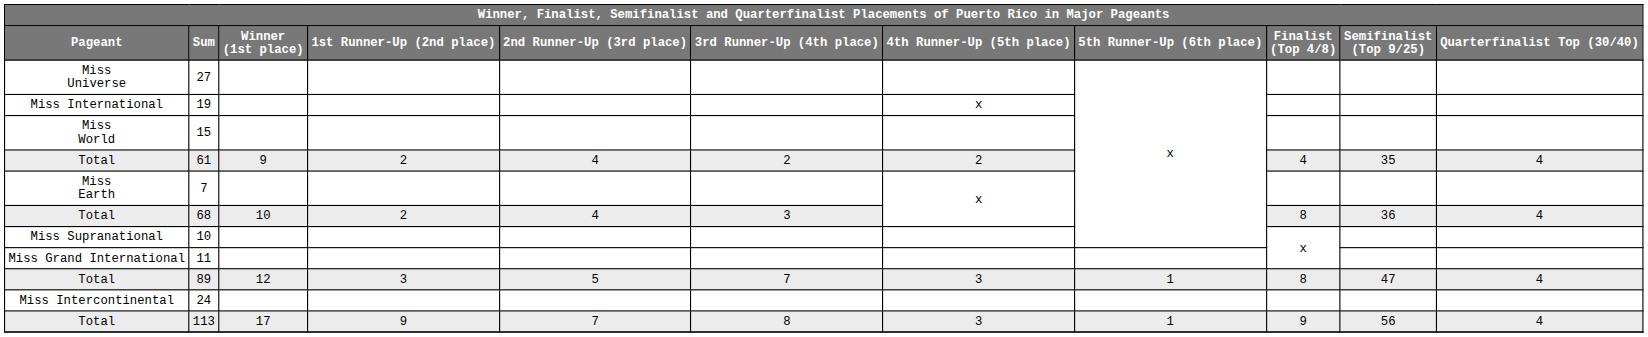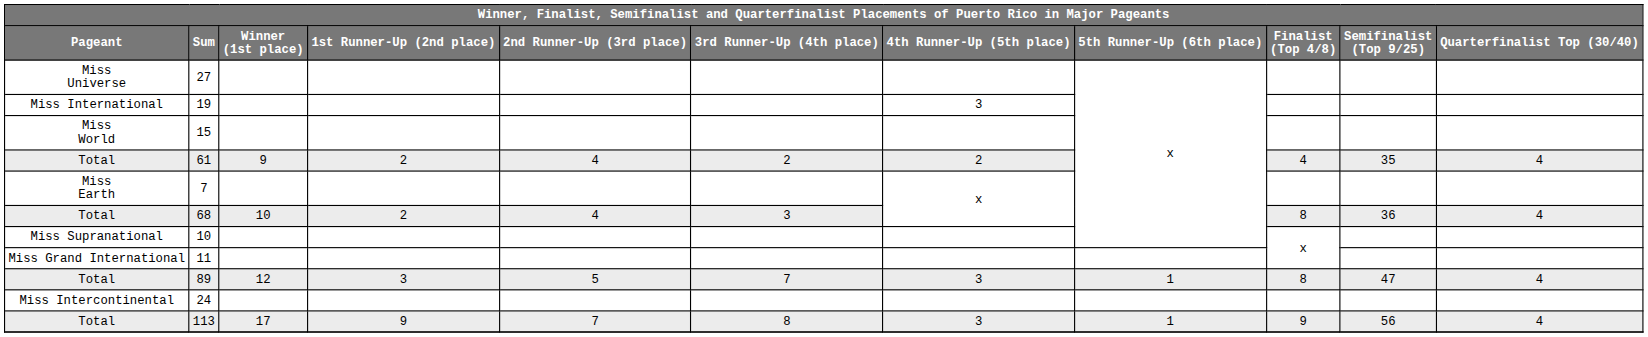(979, 105) x -> (979, 105) 3
